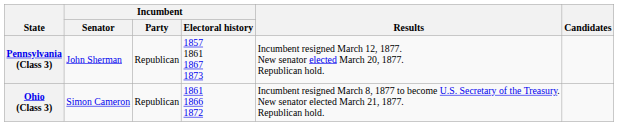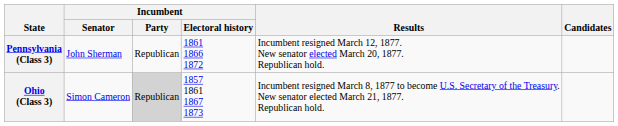(193, 59) 1857 1861 1867 1873 -> (193, 54) 1861 1866 1872
(157, 102) no background -> (157, 97) lightgrey background
(193, 102) 1861 1866 1872 -> (193, 97) 1857 1861 1867 1873
